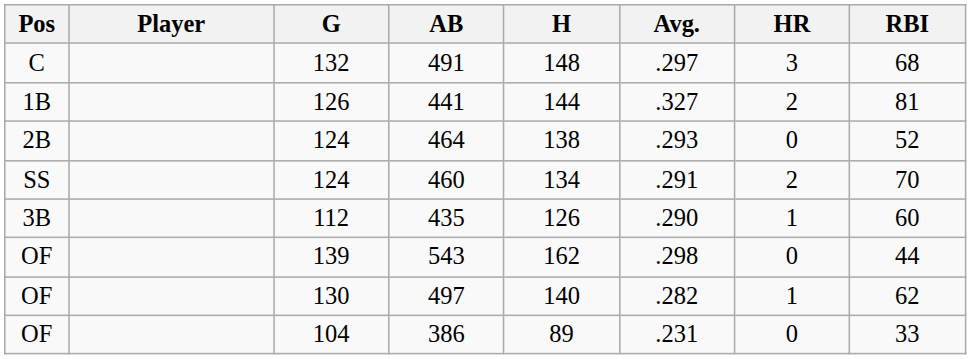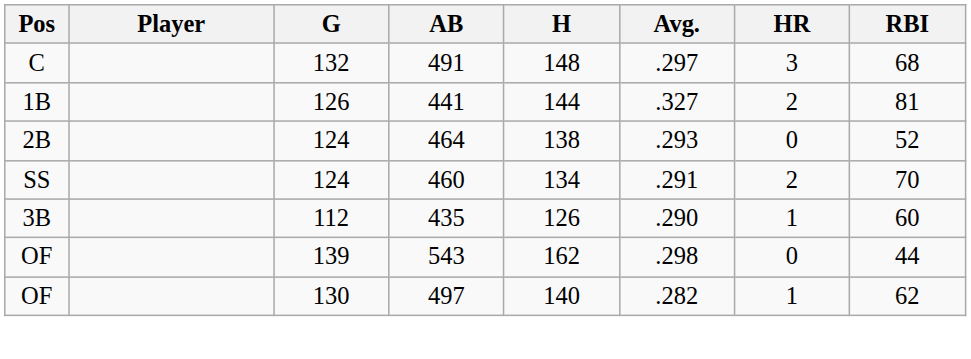- row: (446, 334)
